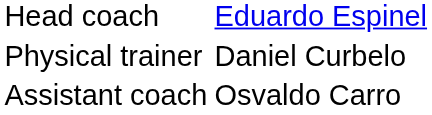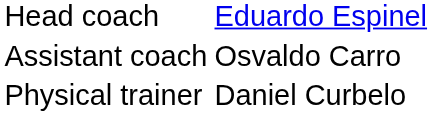rows swapped: (106, 95) <-> (103, 56)
